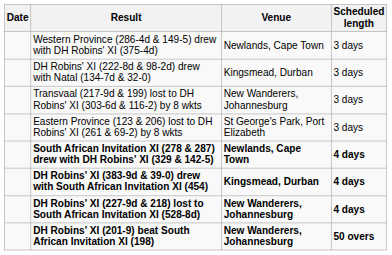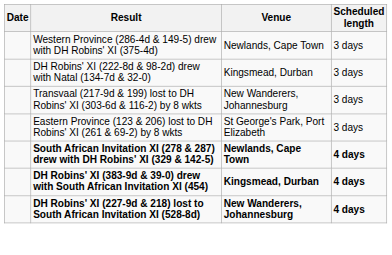- row: (111, 236)
